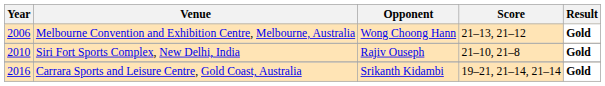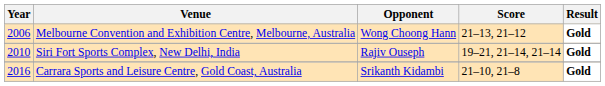(491, 52) 21–10, 21–8 -> (511, 52) 19–21, 21–14, 21–14
(511, 72) 19–21, 21–14, 21–14 -> (491, 72) 21–10, 21–8
